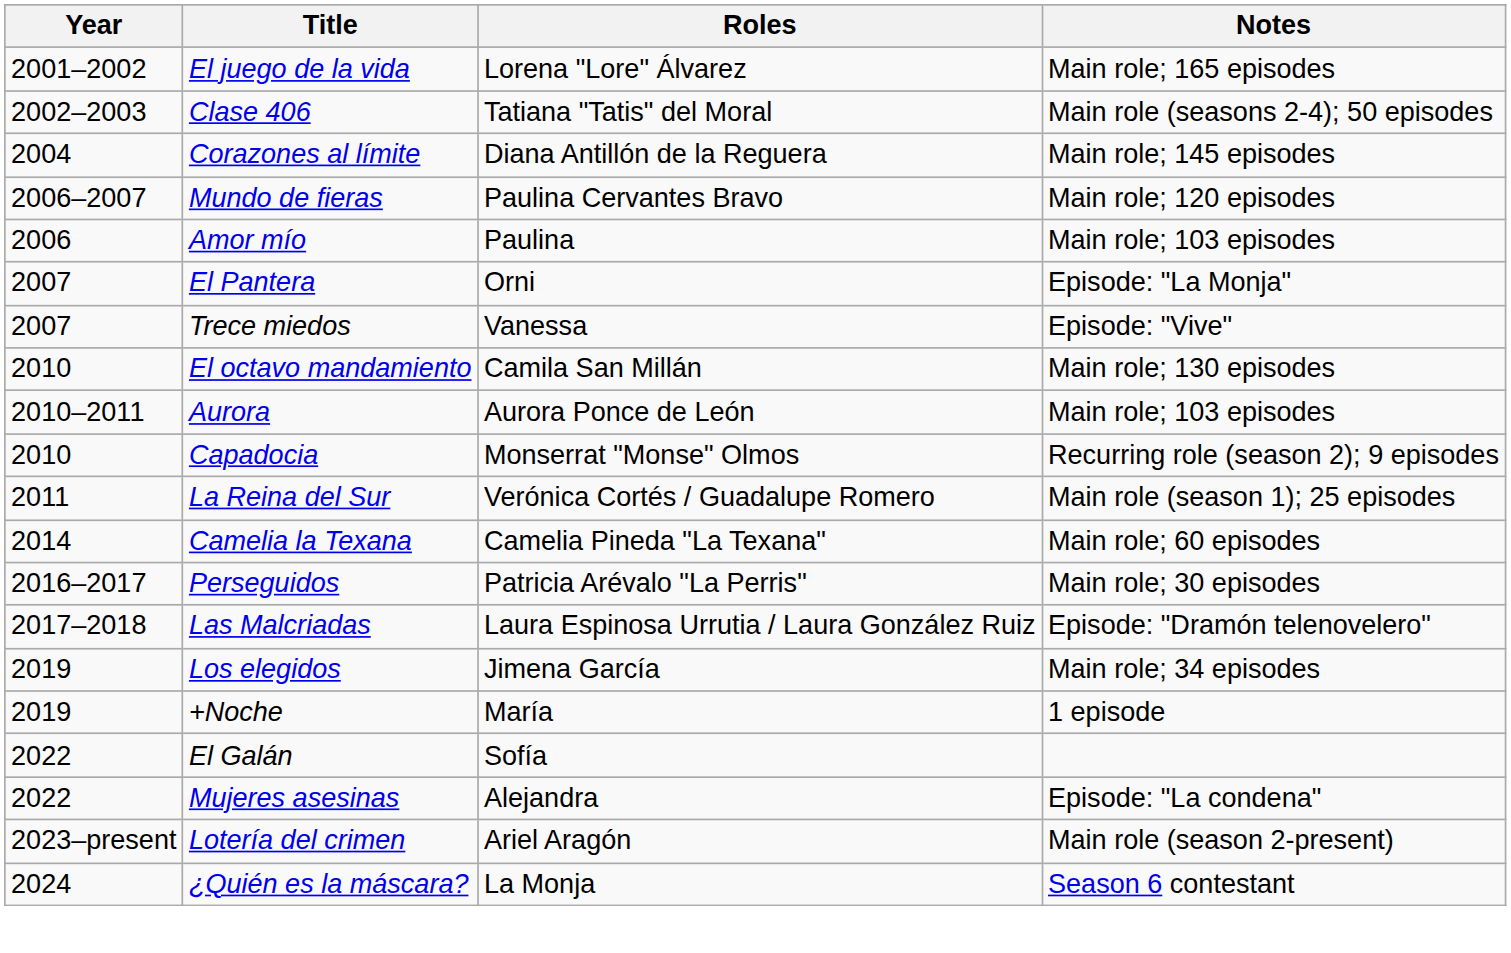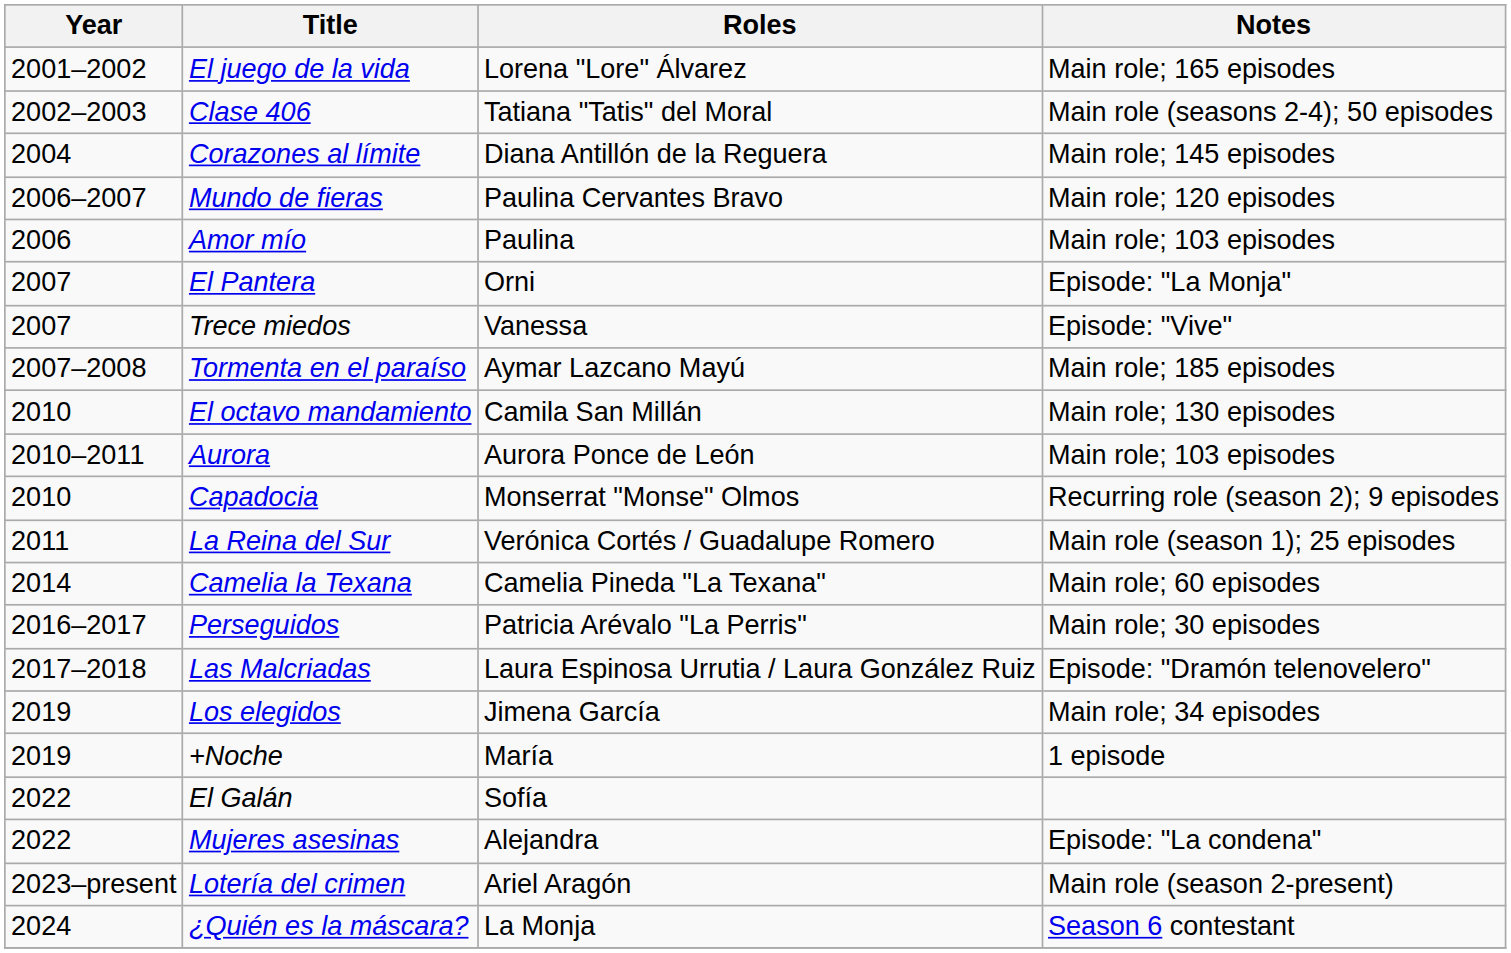+ row: (327, 369)
